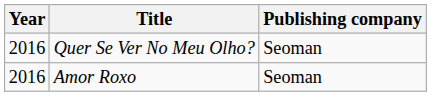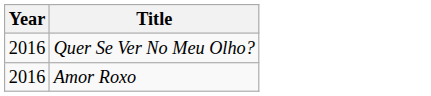- column: (343, 18)
